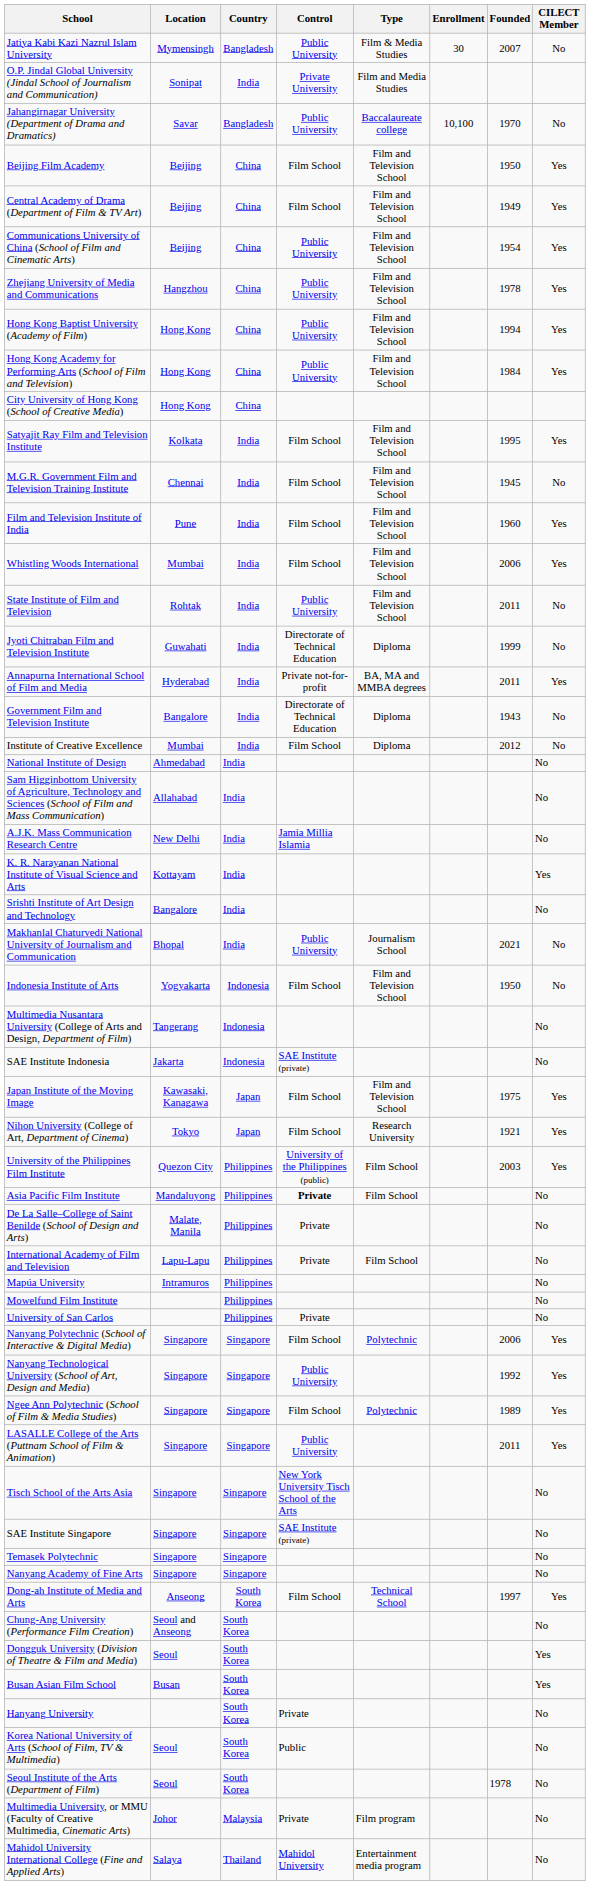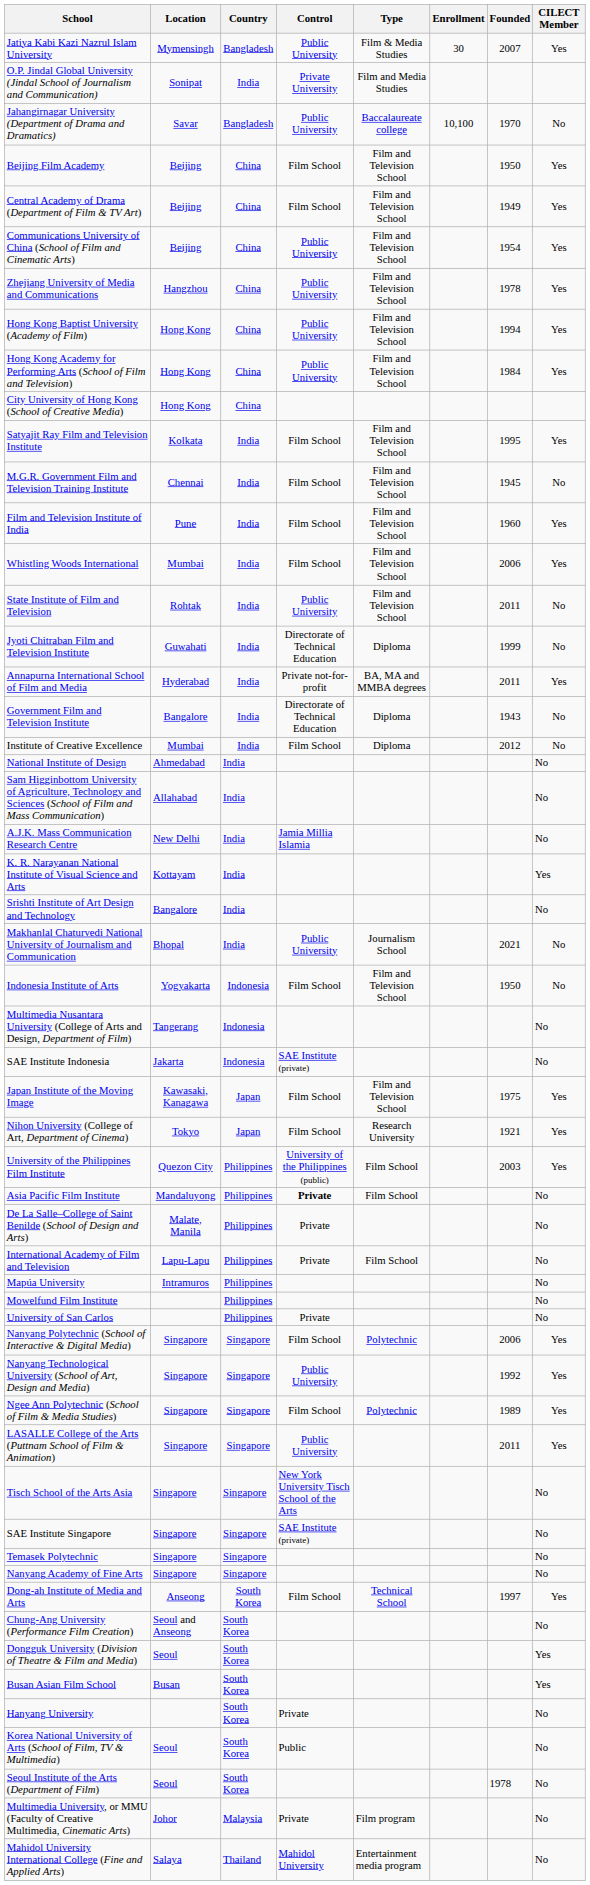(559, 48) No -> (559, 48) Yes
